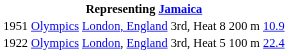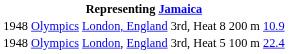(16, 26) 1951 -> (16, 26) 1948
(16, 43) 1922 -> (16, 43) 1948
